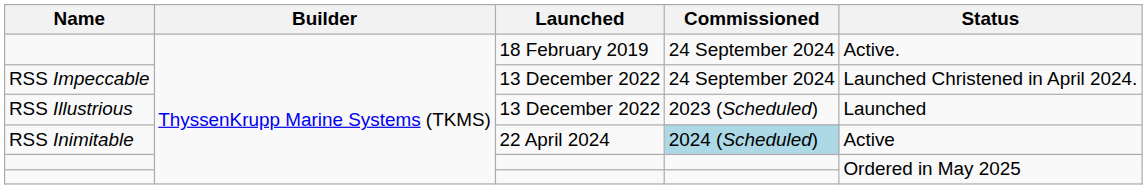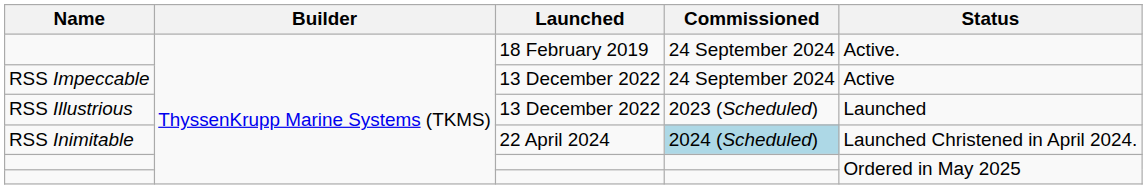(990, 79) Launched Christened in April 2024. -> (869, 79) Active
(869, 139) Active -> (990, 139) Launched Christened in April 2024.
